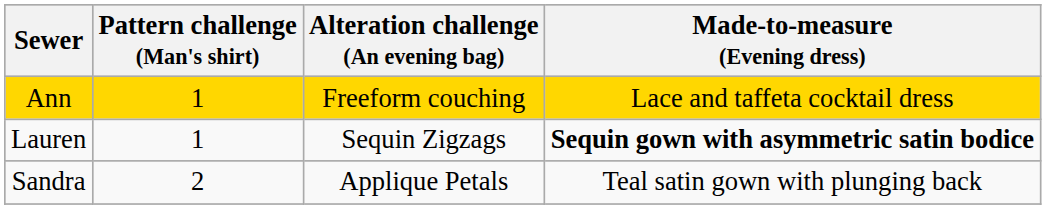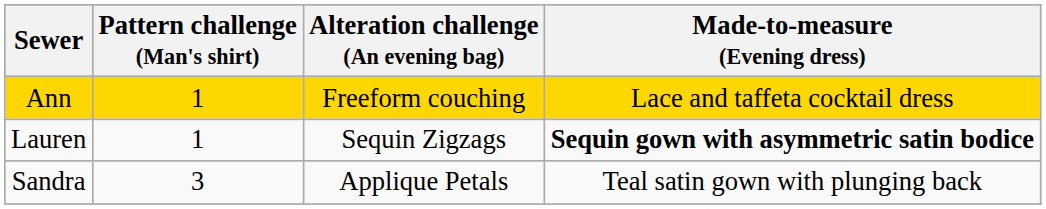(198, 181) 2 -> (198, 181) 3
